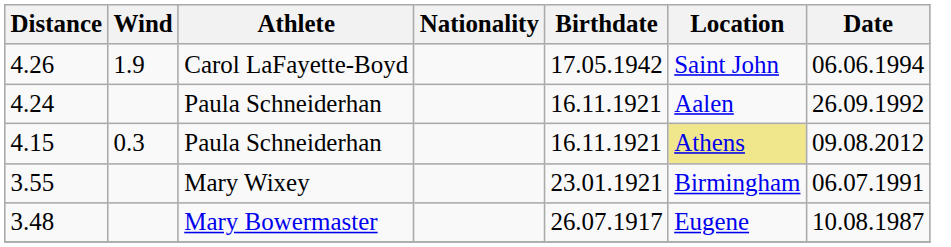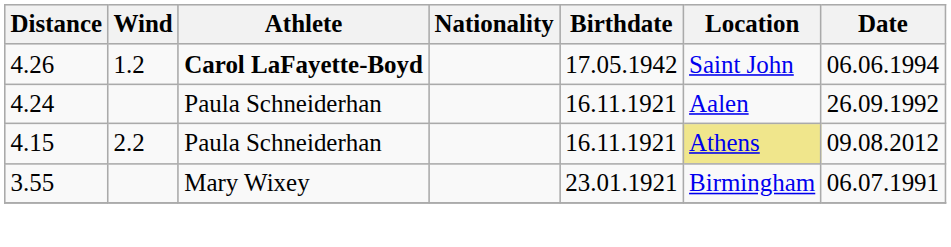(129, 63) 1.9 -> (129, 63) 1.2
(296, 63) normal -> (304, 63) bold
(129, 143) 0.3 -> (129, 143) 2.2
- row: (32, 222)
